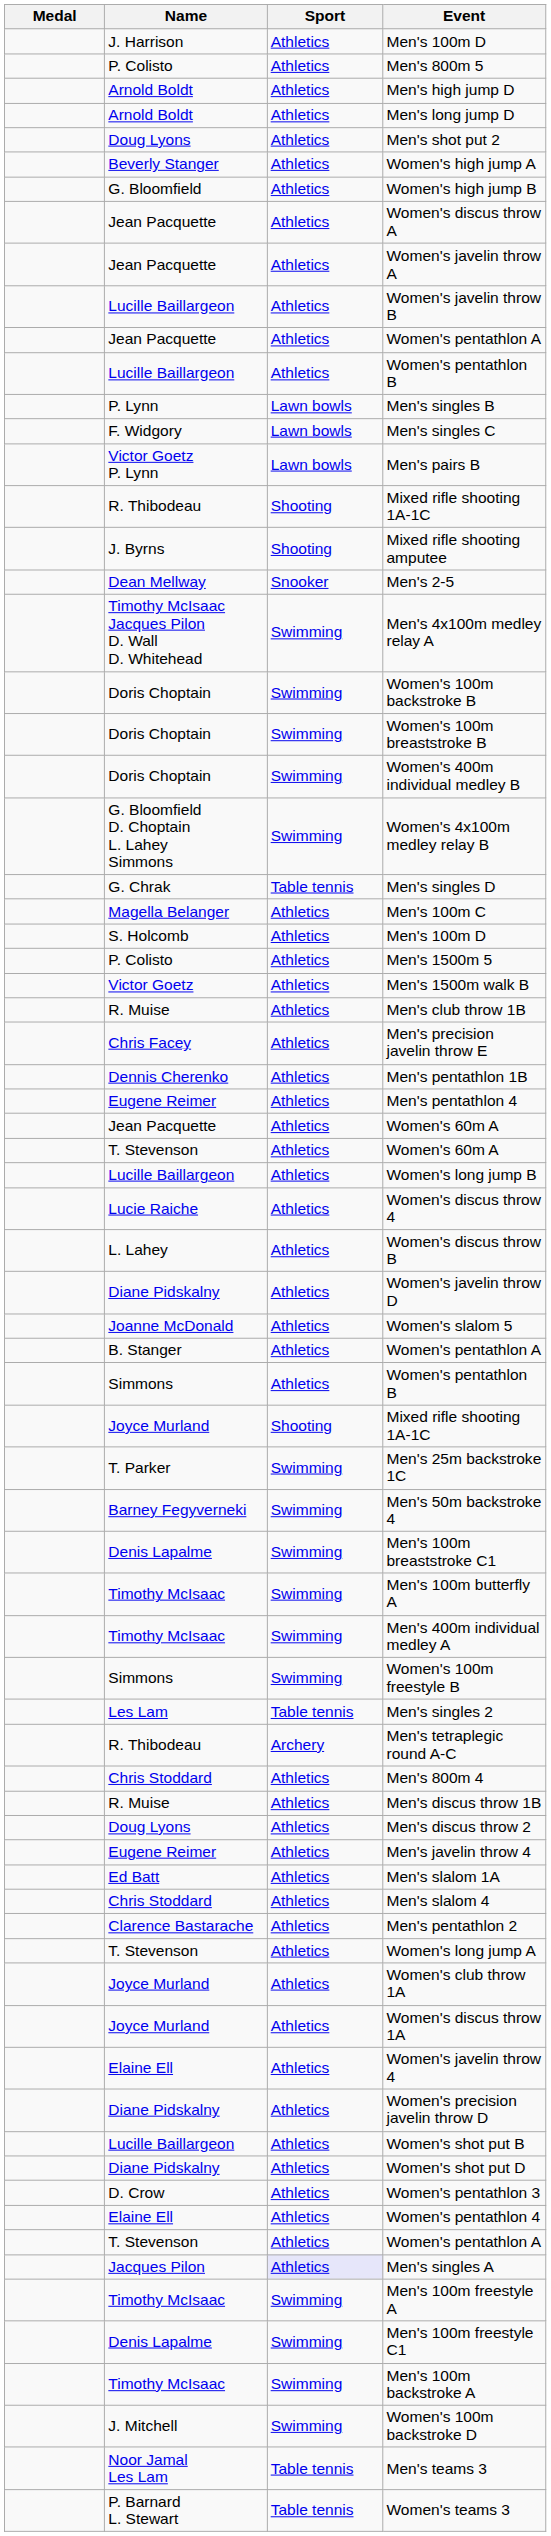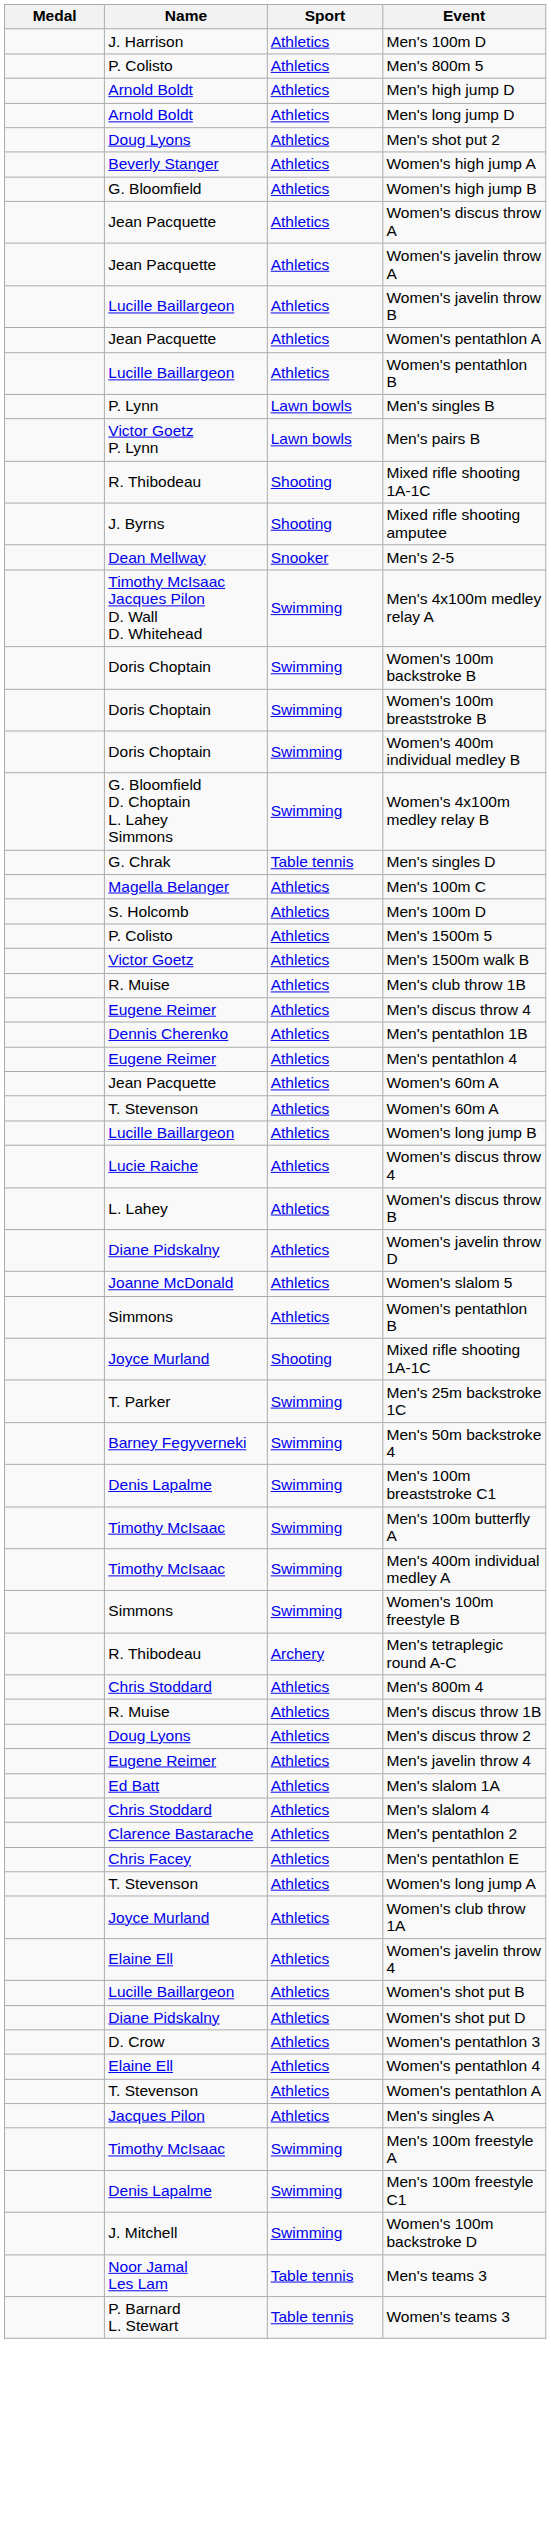- row: (145, 431)
+ row: (162, 1009)
- row: (150, 1043)
- row: (145, 1350)
- row: (138, 1711)
+ row: (150, 1859)
- row: (159, 2026)
- row: (164, 2110)
(300, 2266) lavender background -> (300, 2115) no background
- row: (167, 2384)
